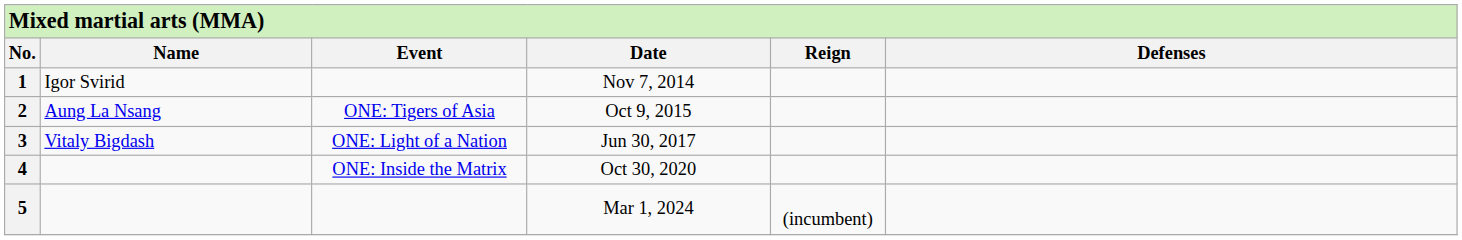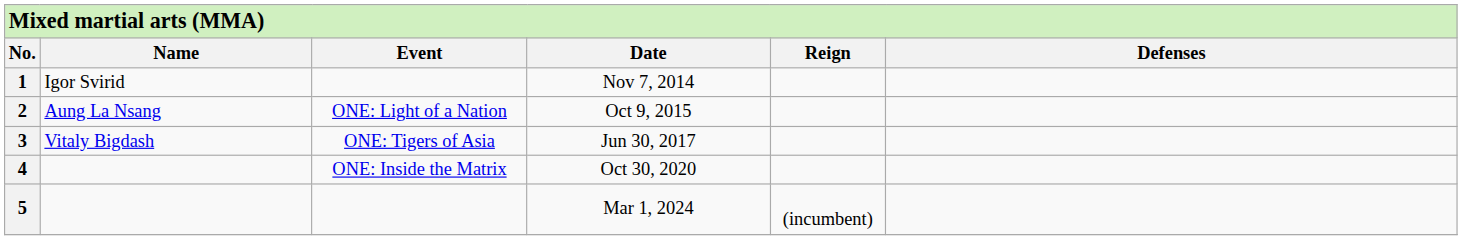(419, 111) ONE: Tigers of Asia -> (419, 111) ONE: Light of a Nation
(419, 140) ONE: Light of a Nation -> (419, 140) ONE: Tigers of Asia
